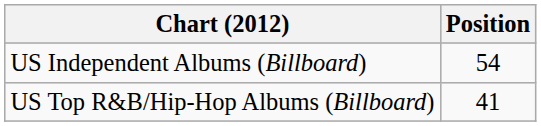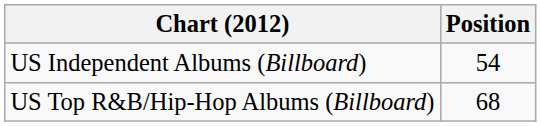(488, 101) 41 -> (488, 101) 68
